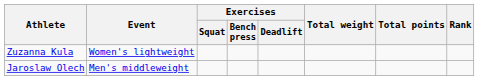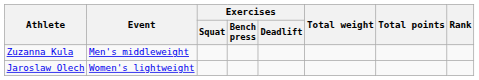(142, 52) Women's lightweight -> (139, 52) Men's middleweight
(139, 68) Men's middleweight -> (142, 68) Women's lightweight
